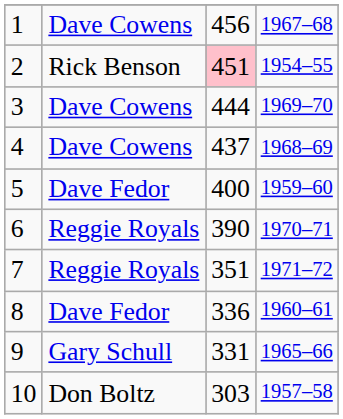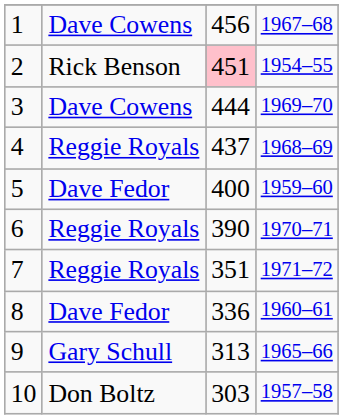(120, 147) Dave Cowens -> (124, 147) Reggie Royals
(231, 351) 331 -> (231, 351) 313
